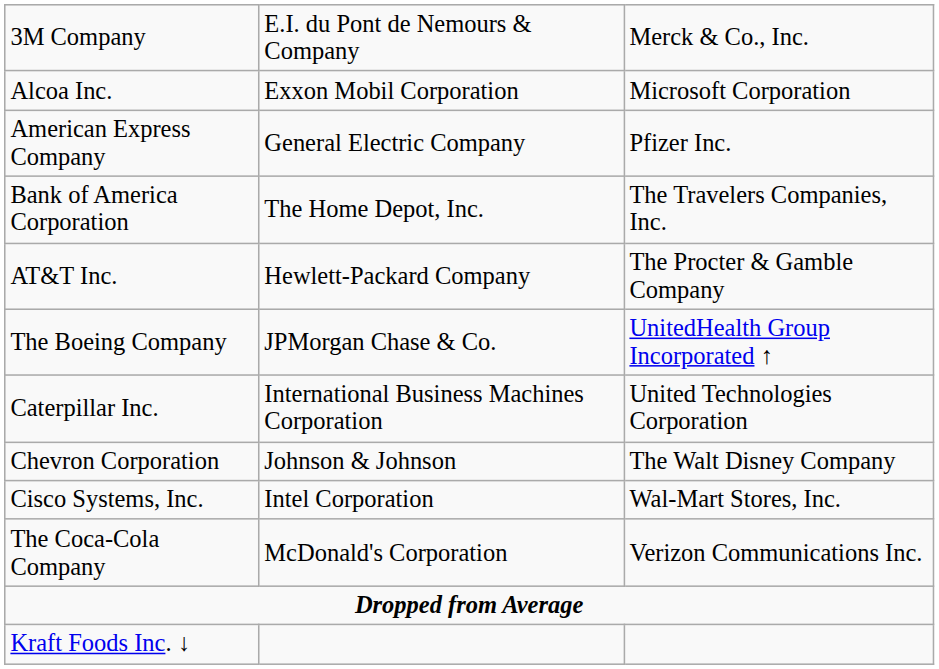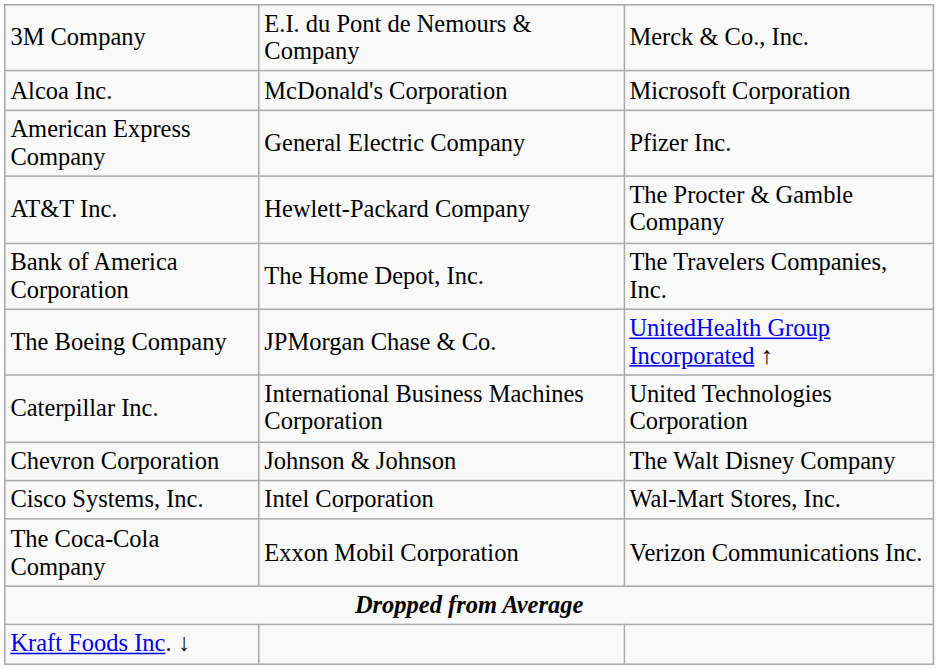(391, 90) Exxon Mobil Corporation -> (386, 90) McDonald's Corporation
rows swapped: (64, 275) <-> (94, 209)
(386, 552) McDonald's Corporation -> (391, 552) Exxon Mobil Corporation
